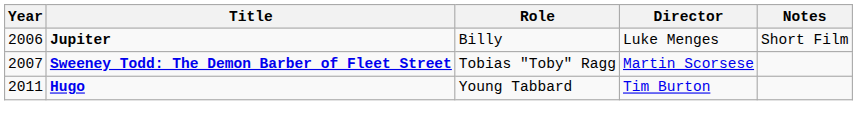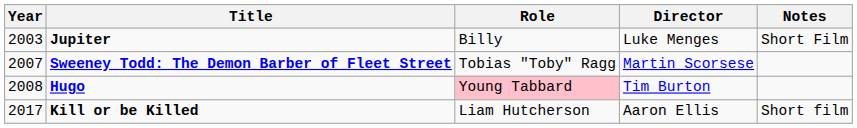(26, 40) 2006 -> (26, 40) 2003
(26, 88) 2011 -> (26, 88) 2008
(516, 88) no background -> (516, 88) pink background
+ row: (124, 111)
